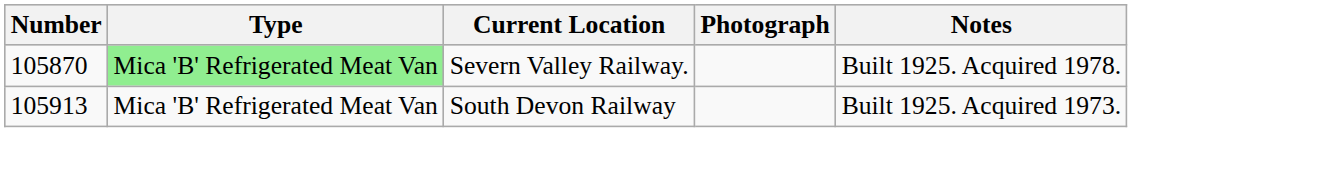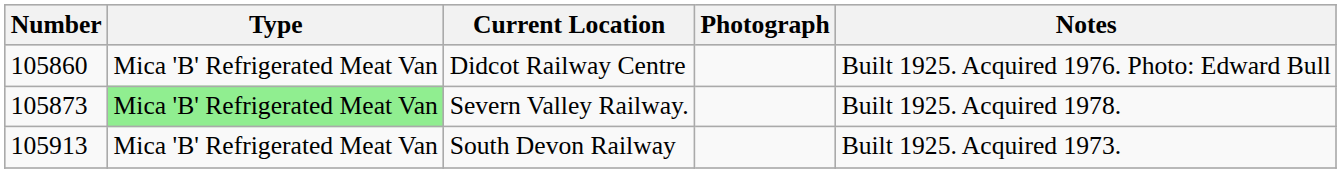+ row: (568, 65)
(49, 65) 105870 -> (49, 106) 105873
